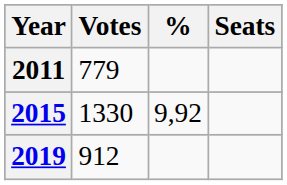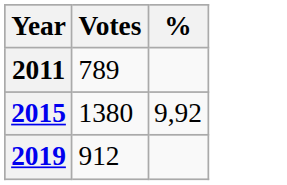- column: (245, 26)
(99, 69) 779 -> (99, 69) 789
(106, 112) 1330 -> (106, 112) 1380
